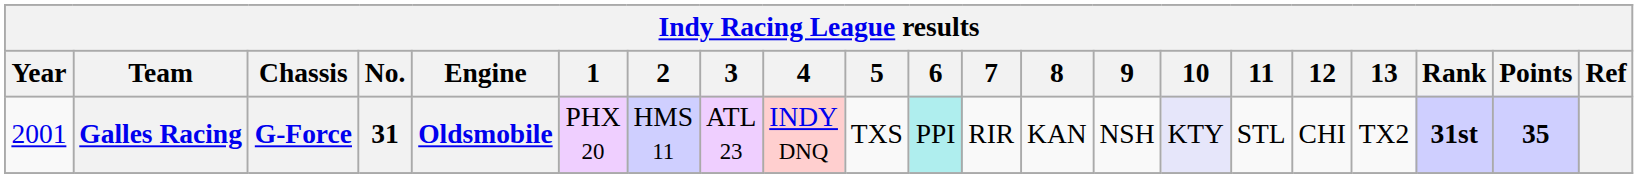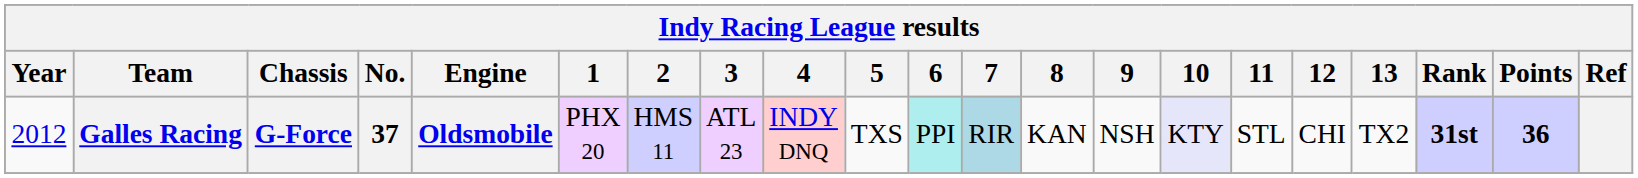(39, 134) 2001 -> (39, 134) 2012
(385, 134) 31 -> (385, 134) 37
(991, 134) no background -> (991, 134) lightblue background
(1536, 134) 35 -> (1536, 134) 36
